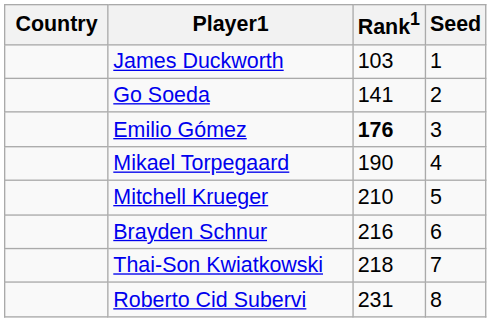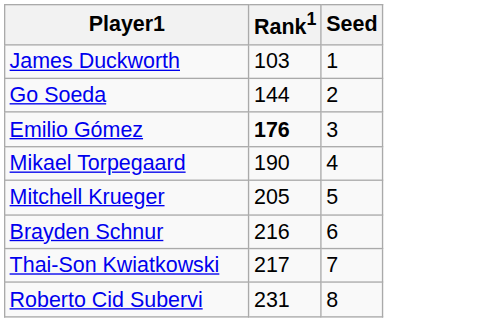- column: (57, 24)
(376, 95) 141 -> (272, 95) 144
(376, 197) 210 -> (272, 197) 205
(376, 265) 218 -> (272, 265) 217
